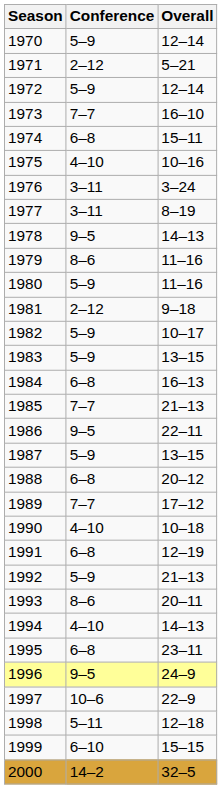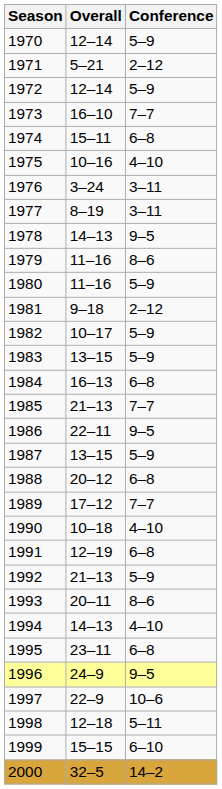columns swapped: (187, 16) <-> (112, 16)
